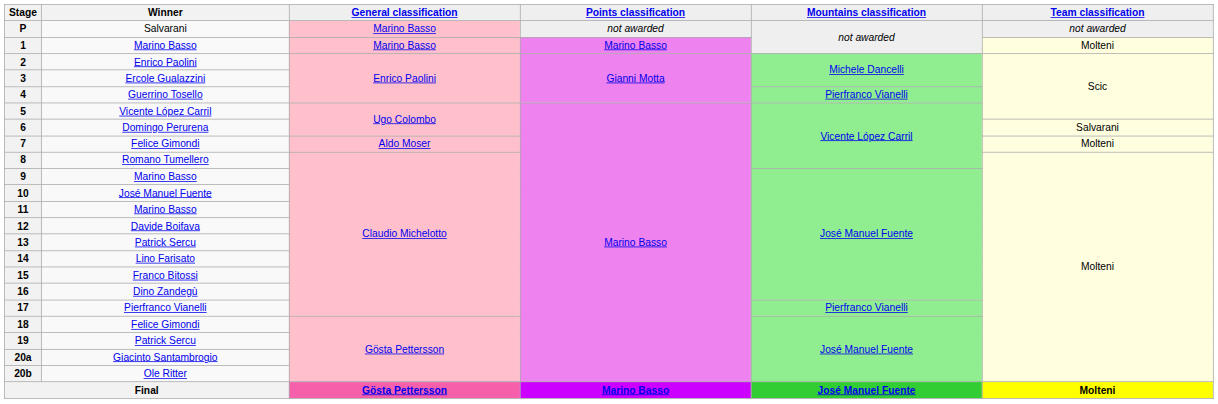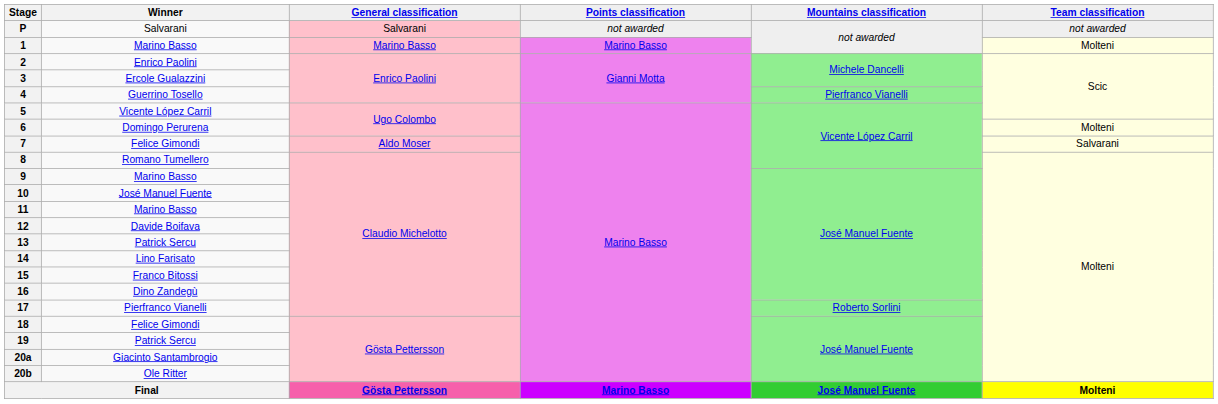(405, 29) Marino Basso -> (405, 29) Salvarani
(1098, 128) Salvarani -> (1098, 128) Molteni
(1098, 144) Molteni -> (1098, 144) Salvarani
(867, 308) Pierfranco Vianelli -> (867, 308) Roberto Sorlini
